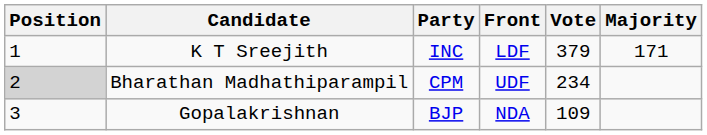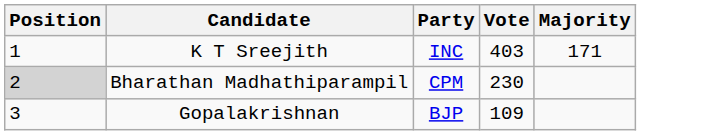- column: (513, 20)
(573, 51) 379 -> (507, 51) 403
(573, 83) 234 -> (507, 83) 230
